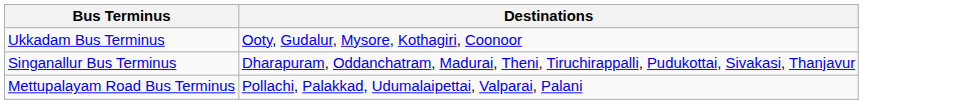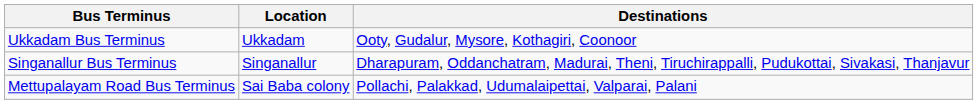+ column: (296, 16)
